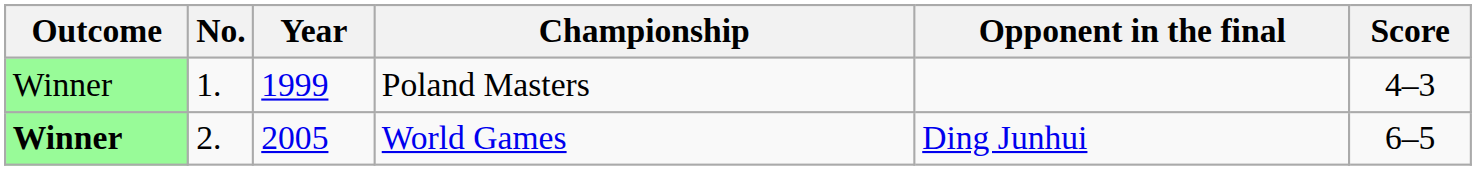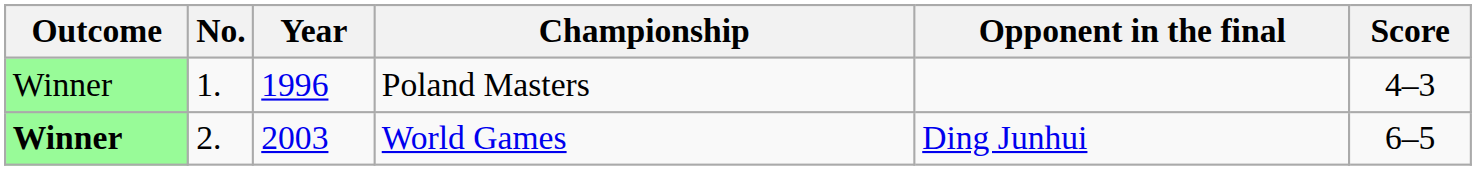(295, 84) 1999 -> (295, 84) 1996
(295, 137) 2005 -> (295, 137) 2003
